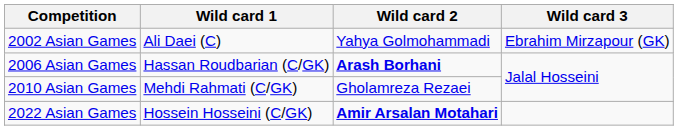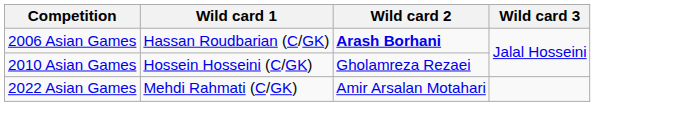- row: (72, 40)
(220, 88) Mehdi Rahmati (C/GK) -> (228, 64) Hossein Hosseini (C/GK)
(228, 112) Hossein Hosseini (C/GK) -> (220, 88) Mehdi Rahmati (C/GK)
(417, 112) bold -> (411, 88) normal
